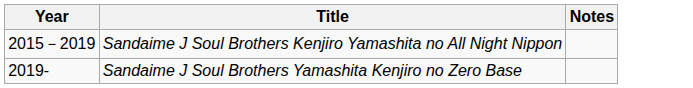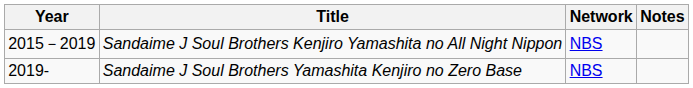+ column: (601, 17)
